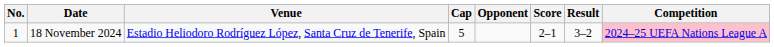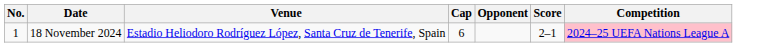- column: (583, 13)
(461, 32) 5 -> (461, 32) 6
